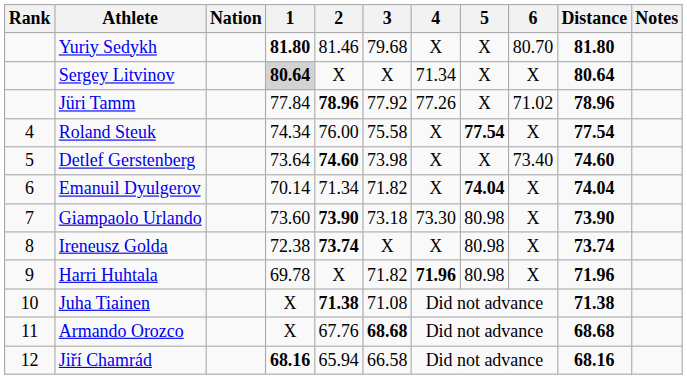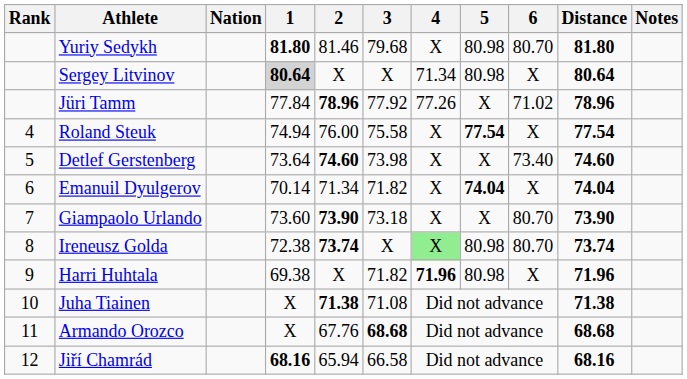(484, 47) X -> (484, 47) 80.98
(484, 75) X -> (484, 75) 80.98
(290, 132) 74.34 -> (290, 132) 74.94
(436, 217) 73.30 -> (436, 217) X
(484, 217) 80.98 -> (484, 217) X
(533, 217) X -> (533, 217) 80.70
(436, 246) no background -> (436, 246) lightgreen background
(533, 246) X -> (533, 246) 80.70
(290, 274) 69.78 -> (290, 274) 69.38
